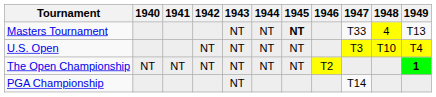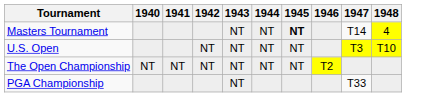- column: (416, 13)
(356, 31) T33 -> (356, 31) T14
(356, 84) T14 -> (356, 84) T33
